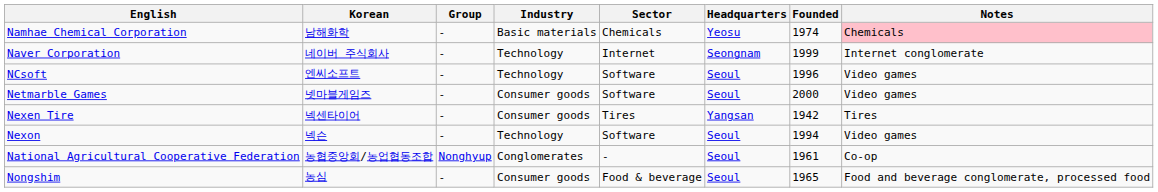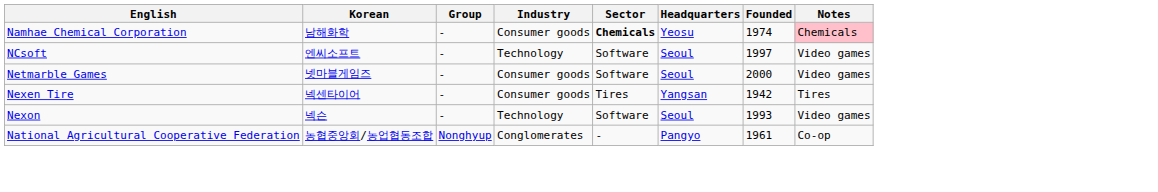(547, 33) Basic materials -> (544, 33) Consumer goods
(632, 33) normal -> (625, 33) bold
- row: (64, 53)
(805, 74) 1996 -> (759, 53) 1997
(805, 136) 1994 -> (759, 115) 1993
(724, 156) Seoul -> (680, 136) Pangyo
- row: (34, 177)
